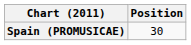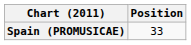(157, 31) 30 -> (157, 31) 33
